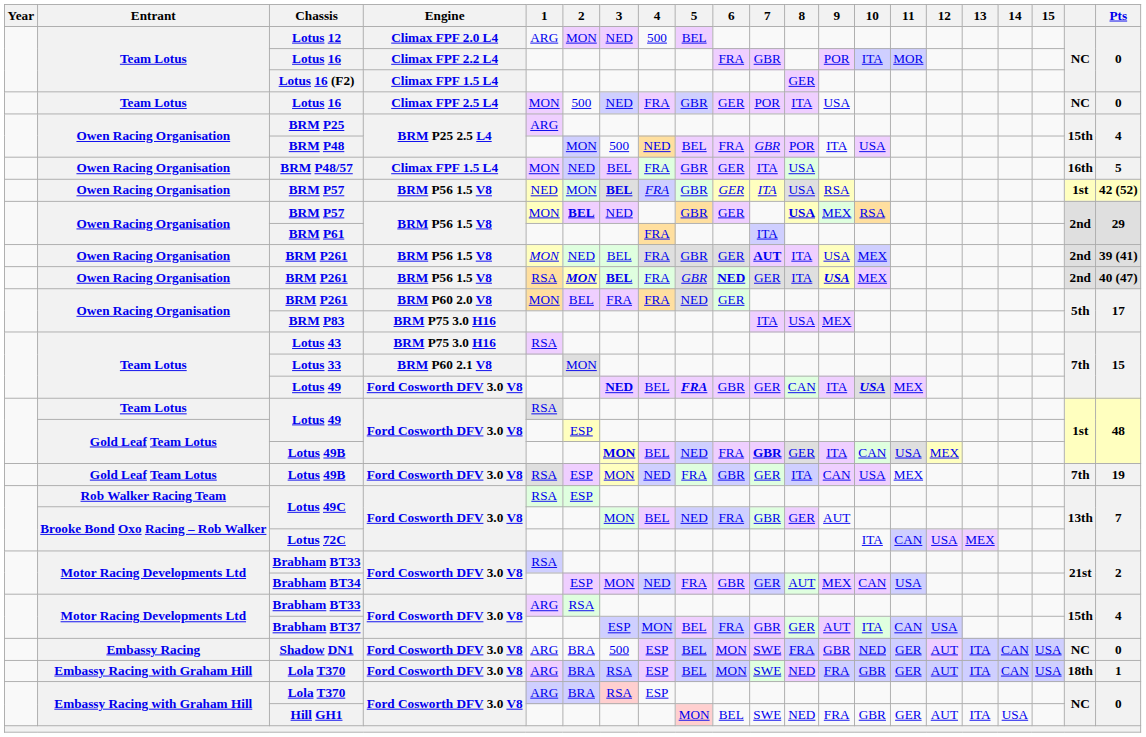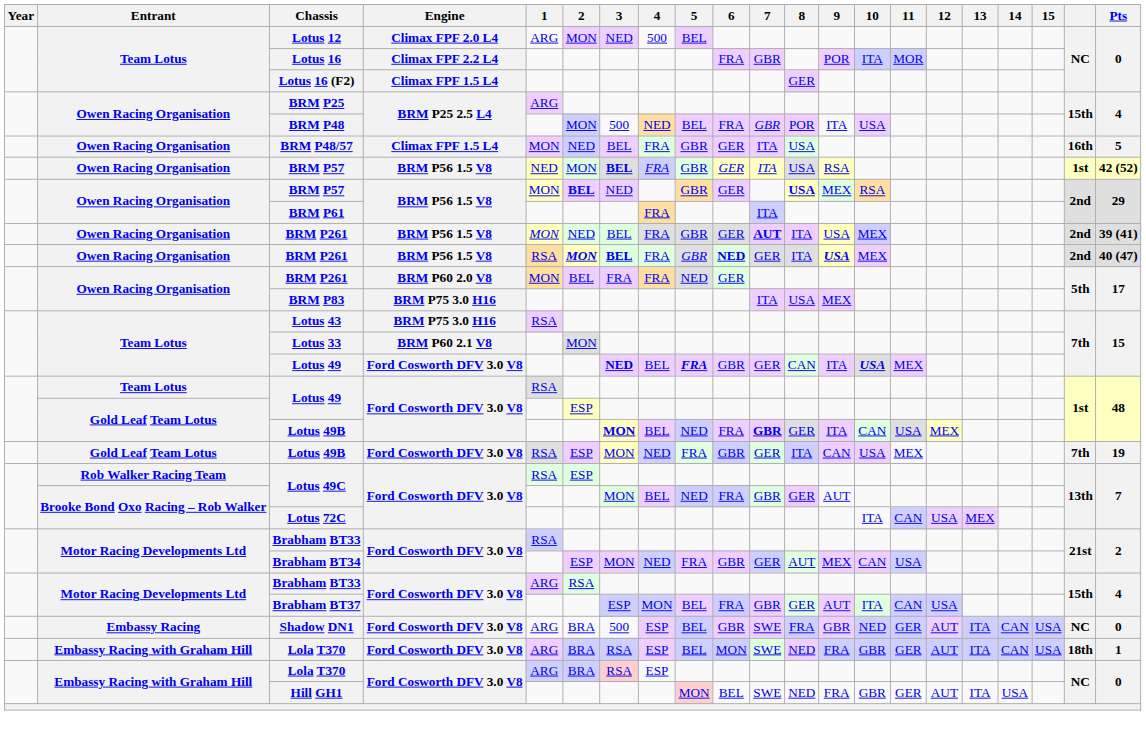- row: (317, 103)
(731, 649) MON -> (731, 627) GBR
